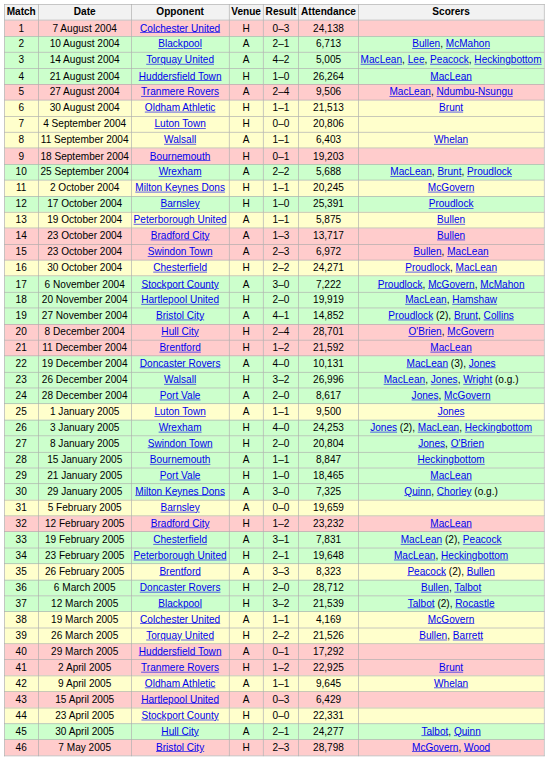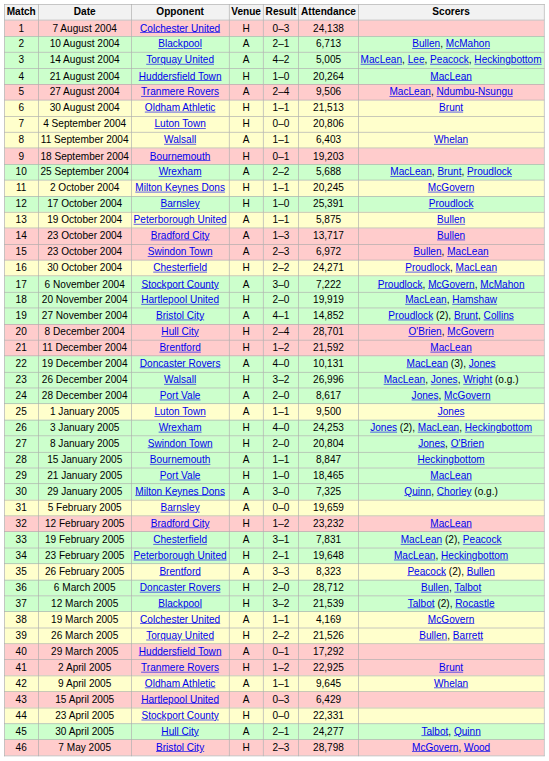(329, 76) 26,264 -> (329, 76) 20,264
